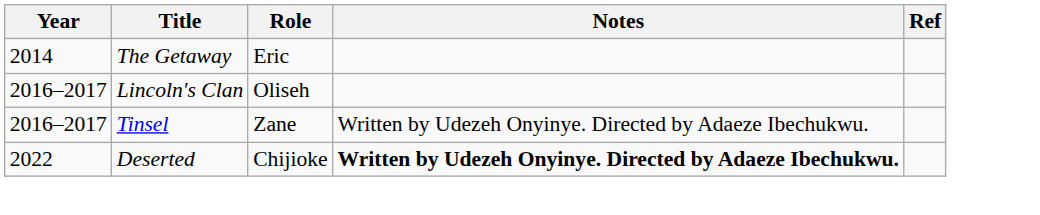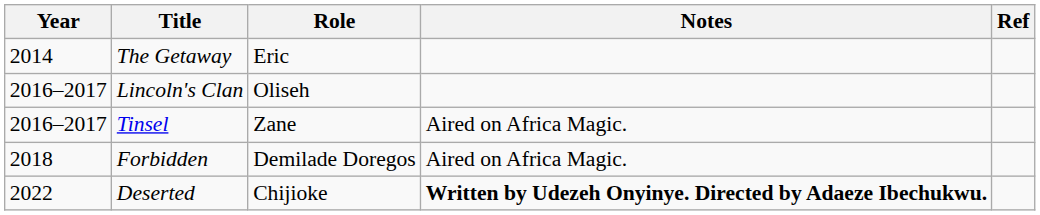(603, 124) Written by Udezeh Onyinye. Directed by Adaeze Ibechukwu. -> (526, 124) Aired on Africa Magic.
+ row: (162, 158)
